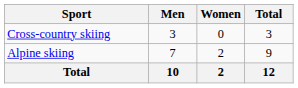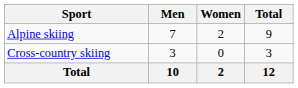rows swapped: (41, 53) <-> (59, 33)
